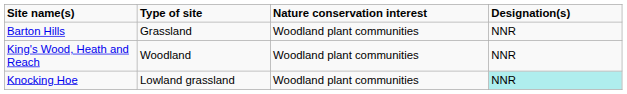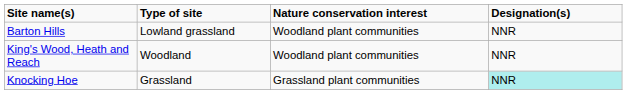(166, 31) Grassland -> (187, 31) Lowland grassland
(187, 80) Lowland grassland -> (166, 80) Grassland
(346, 80) Woodland plant communities -> (346, 80) Grassland plant communities
